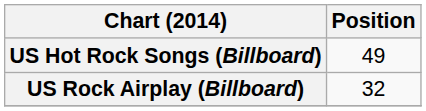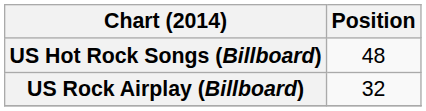(373, 55) 49 -> (373, 55) 48
